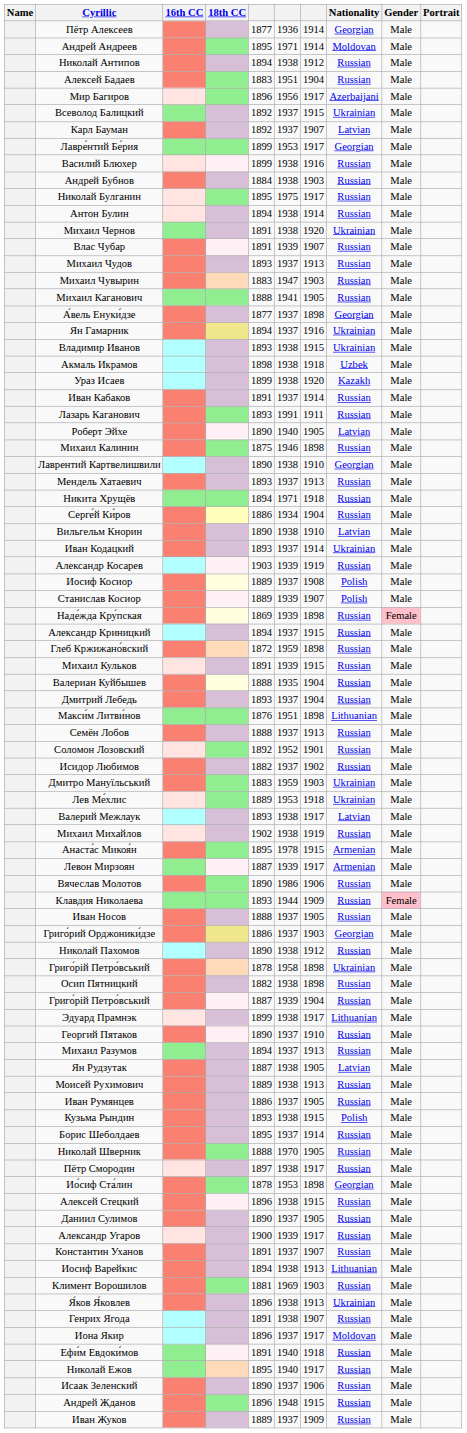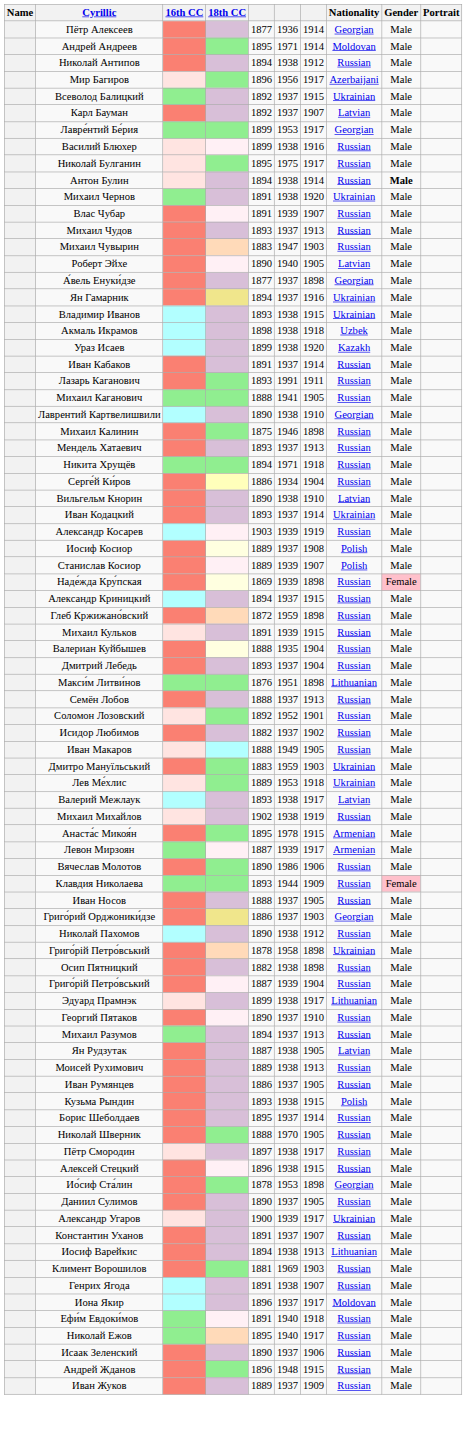- row: (20, 80)
- row: (20, 180)
(401, 213) normal -> (401, 180) bold
rows swapped: (20, 431) <-> (20, 297)
rows swapped: (20, 448) <-> (20, 465)
+ row: (20, 750)
rows swapped: (20, 1185) <-> (20, 1202)
(354, 1235) Russian -> (354, 1218) Ukrainian
- row: (20, 1302)
